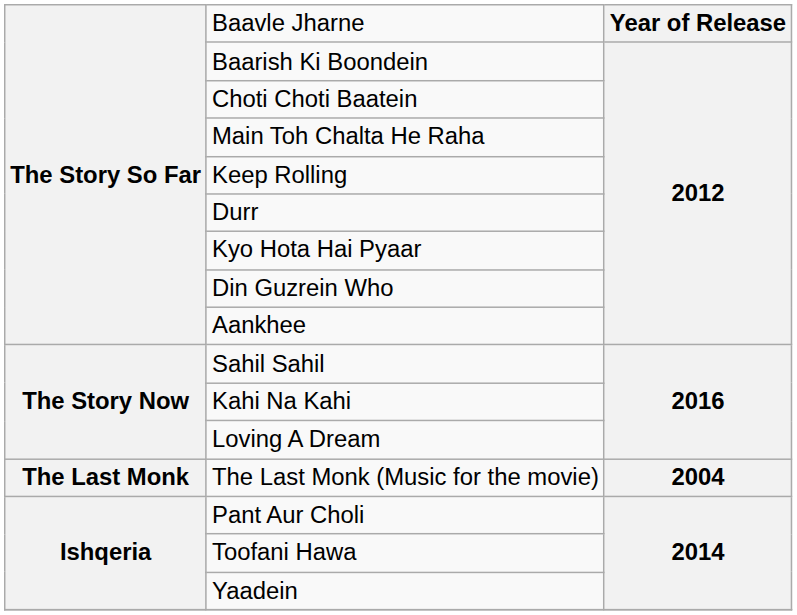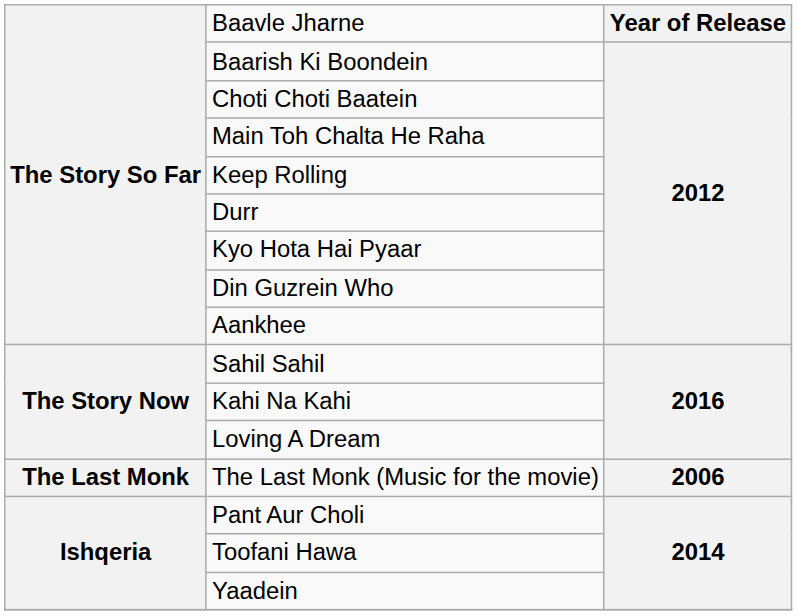(698, 477) 2004 -> (698, 477) 2006
